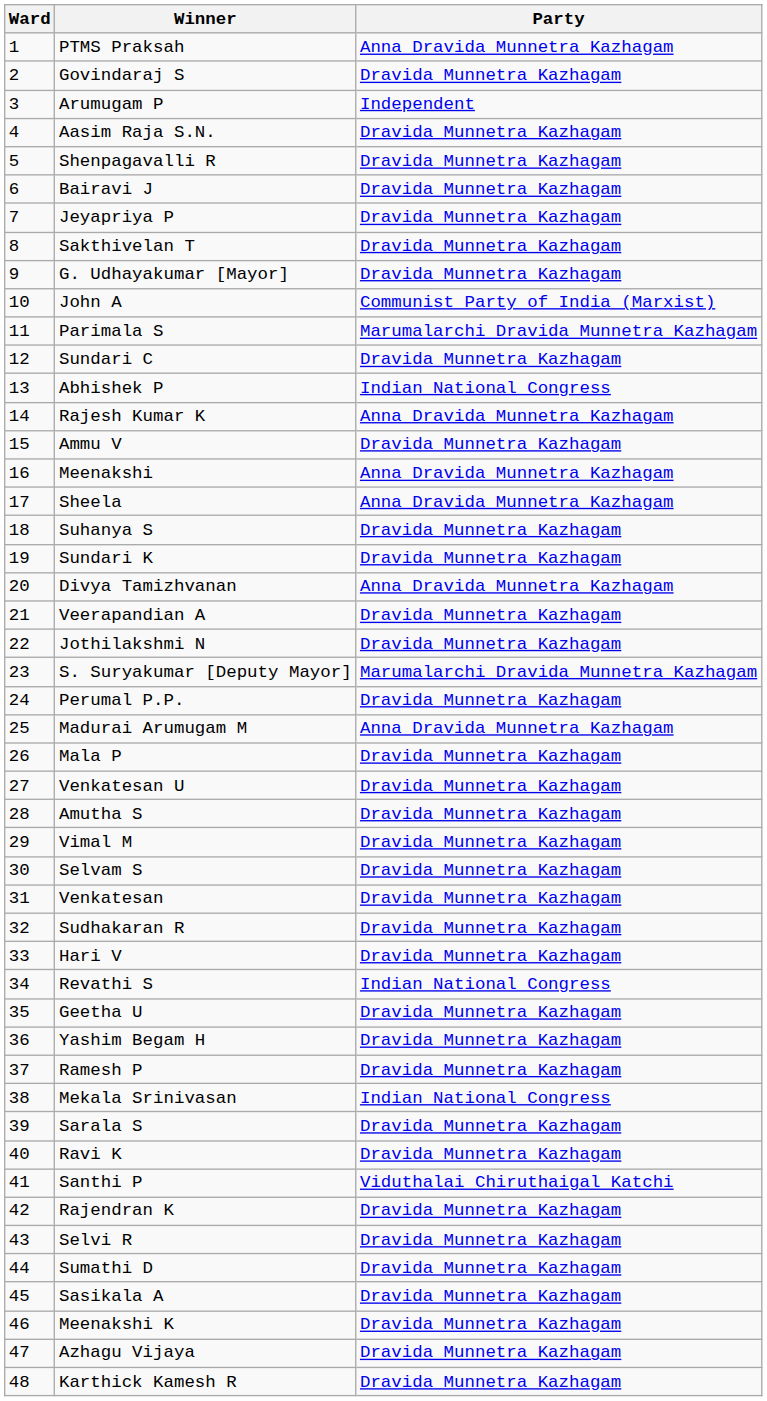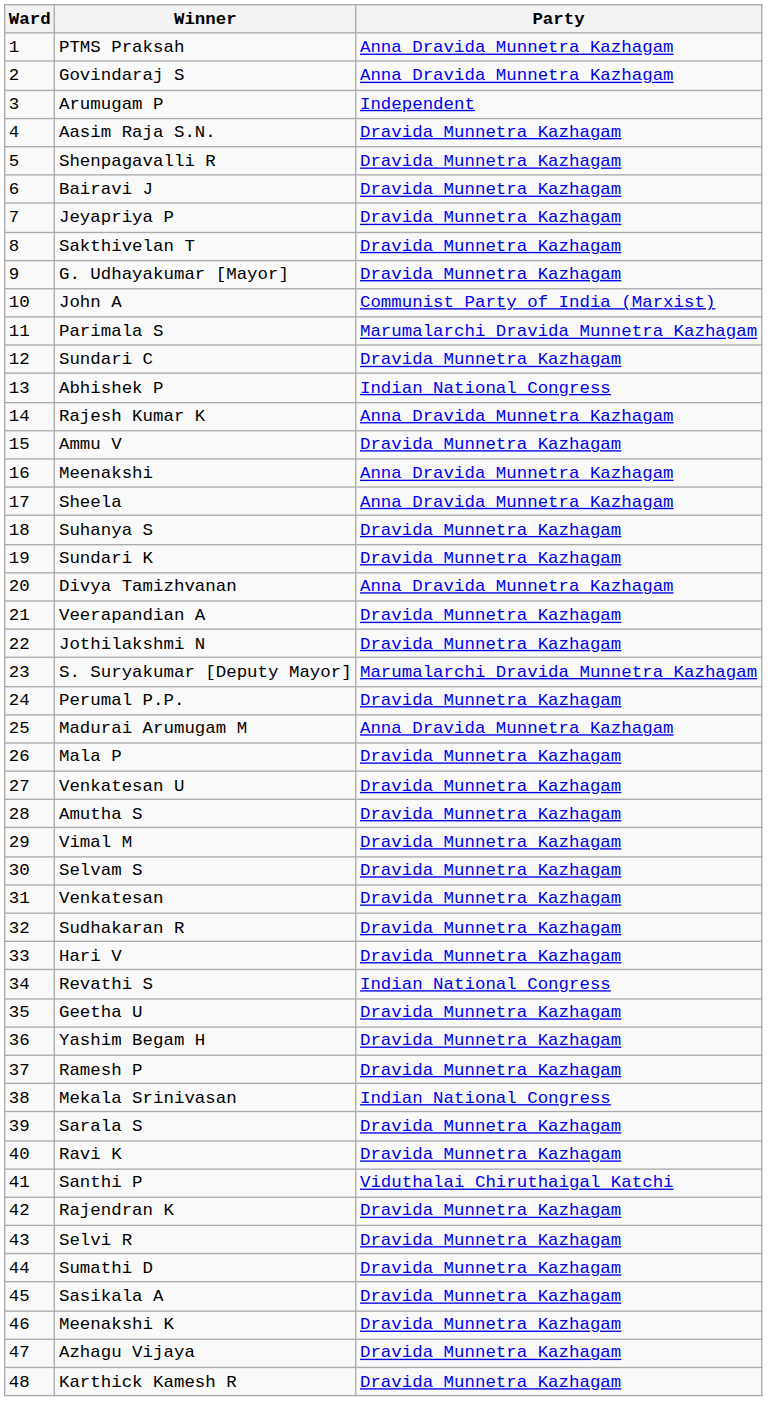(491, 76) Dravida Munnetra Kazhagam -> (517, 76) Anna Dravida Munnetra Kazhagam
